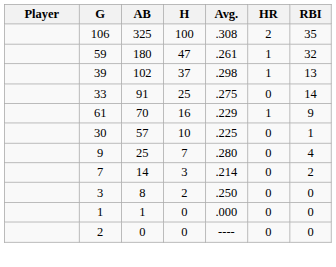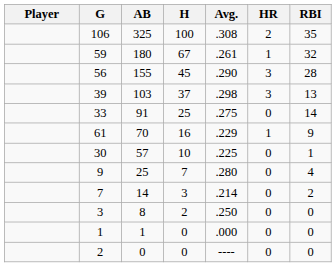(184, 53) 47 -> (184, 53) 67
+ row: (100, 73)
(142, 73) 102 -> (142, 93) 103
(268, 73) 1 -> (268, 93) 3
